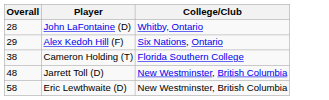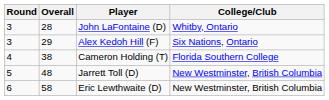+ column: (22, 12)
